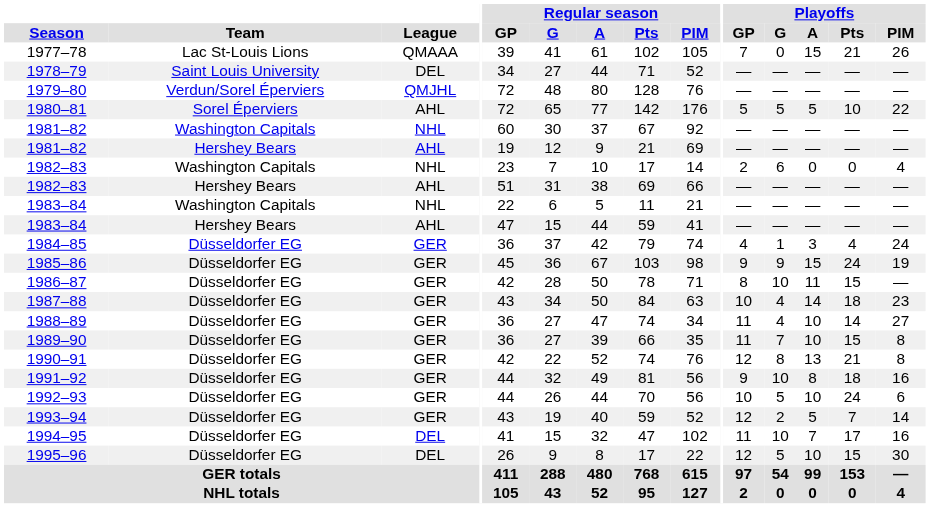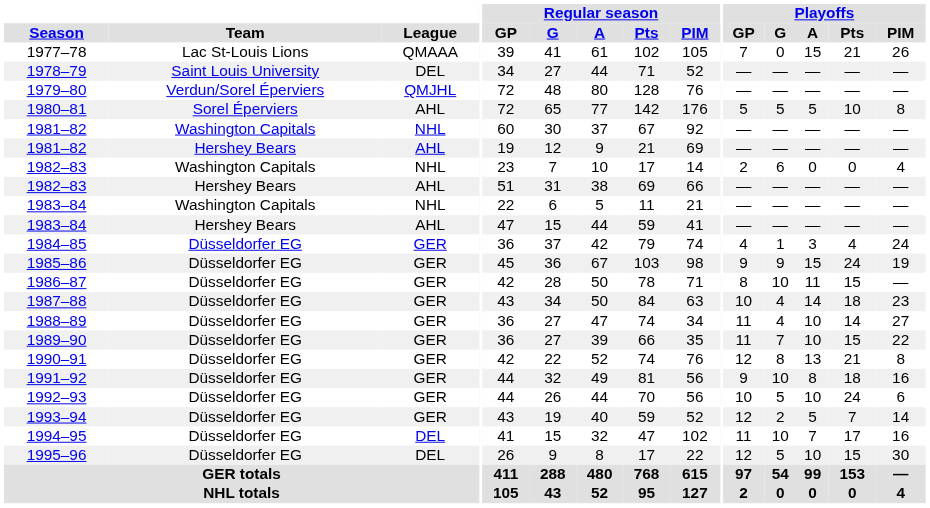(901, 109) 22 -> (901, 109) 8
(901, 340) 8 -> (901, 340) 22
